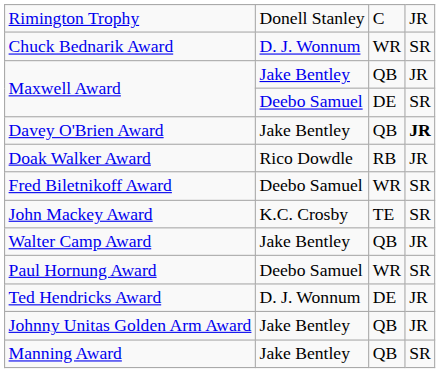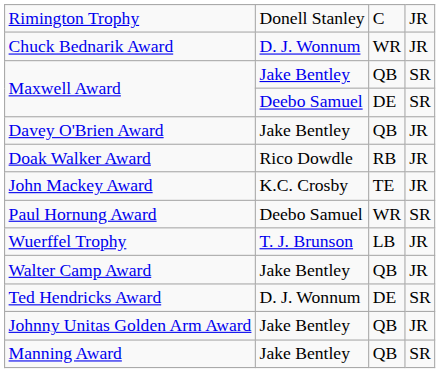(420, 46) SR -> (419, 46) JR
(419, 74) JR -> (420, 74) SR
(420, 130) bold -> (419, 130) normal
- row: (90, 185)
(420, 213) SR -> (419, 185) JR
rows swapped: (83, 269) <-> (80, 241)
+ row: (67, 241)
(419, 297) JR -> (420, 297) SR
